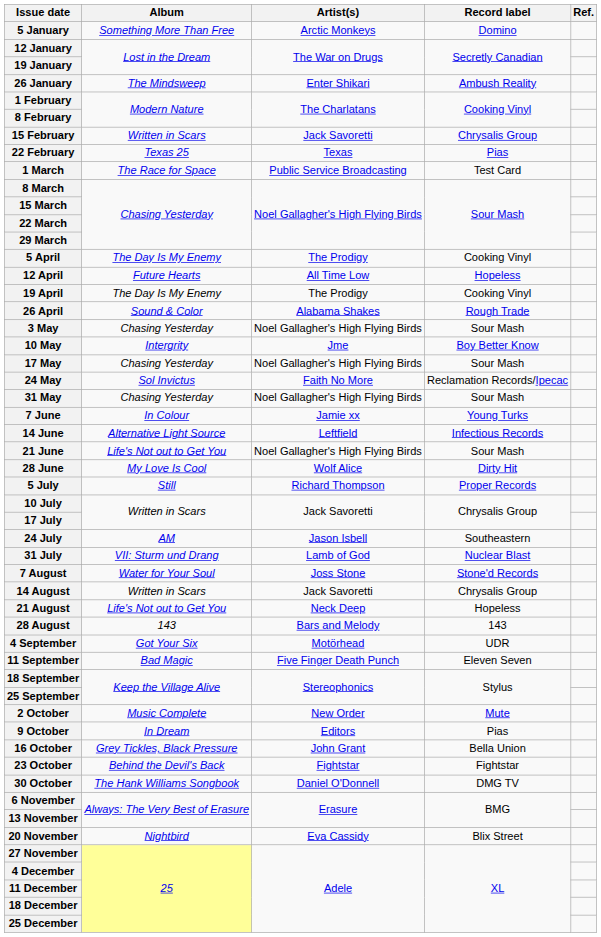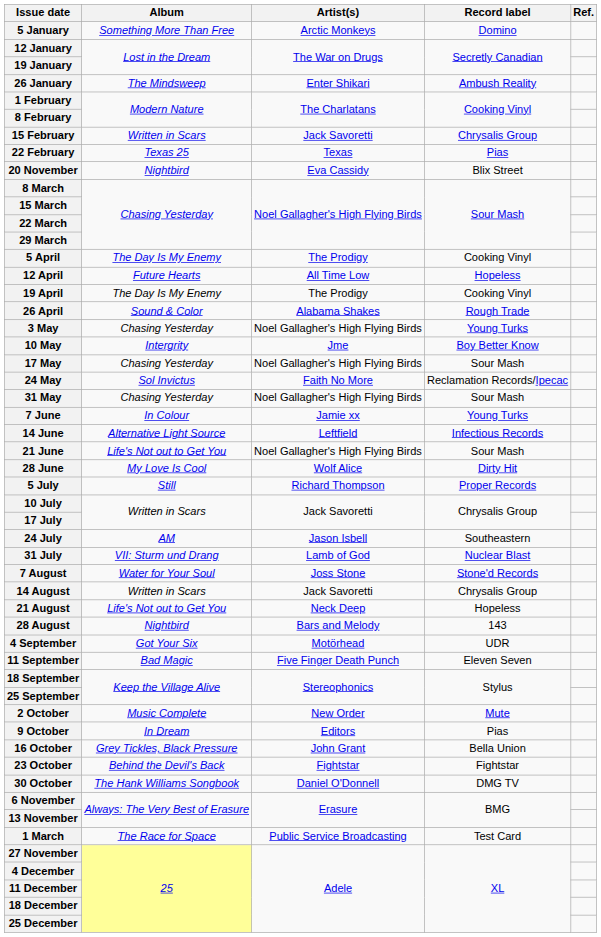rows swapped: (43, 170) <-> (43, 836)
(498, 328) Sour Mash -> (498, 328) Young Turks
(167, 626) 143 -> (167, 626) Nightbird
